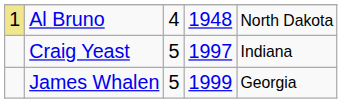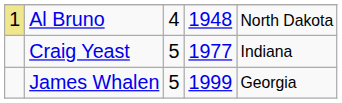(210, 51) 1997 -> (210, 51) 1977
